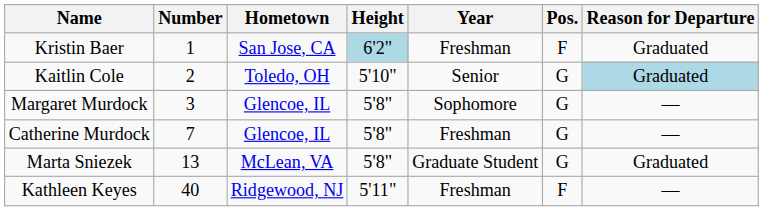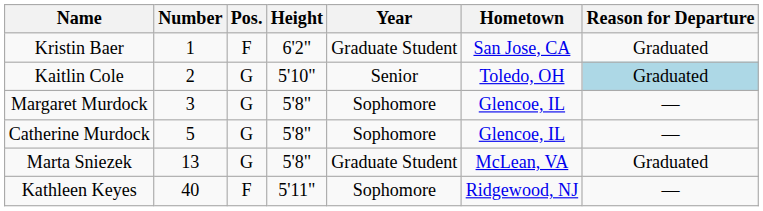columns swapped: (562, 18) <-> (287, 18)
(378, 47) lightblue background -> (297, 47) no background
(475, 47) Freshman -> (394, 47) Graduate Student
(190, 133) 7 -> (190, 133) 5
(475, 133) Freshman -> (394, 133) Sophomore
(475, 190) Freshman -> (394, 190) Sophomore
